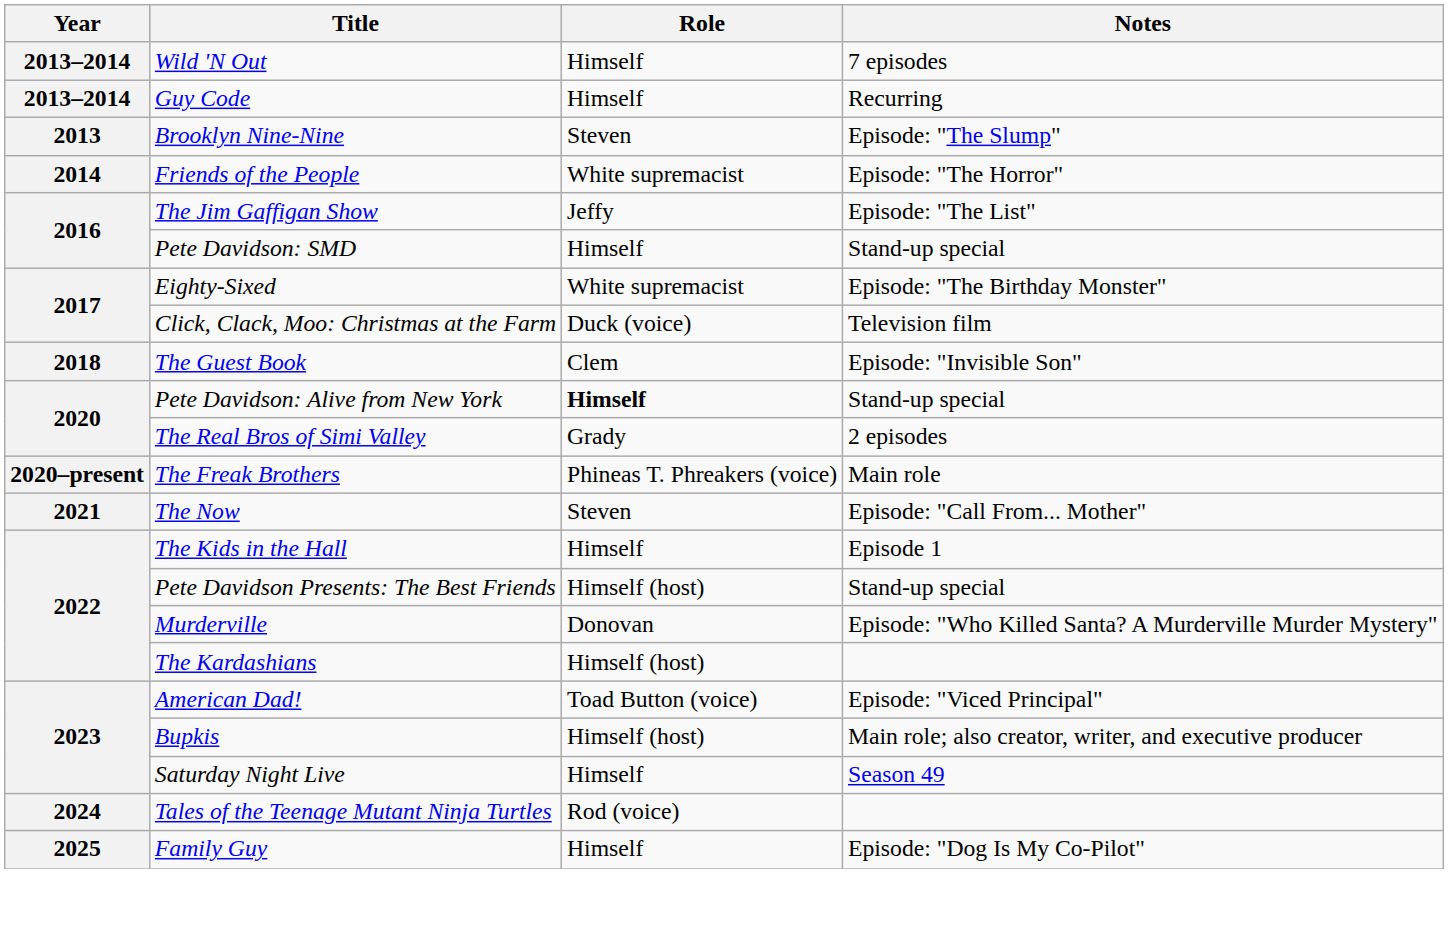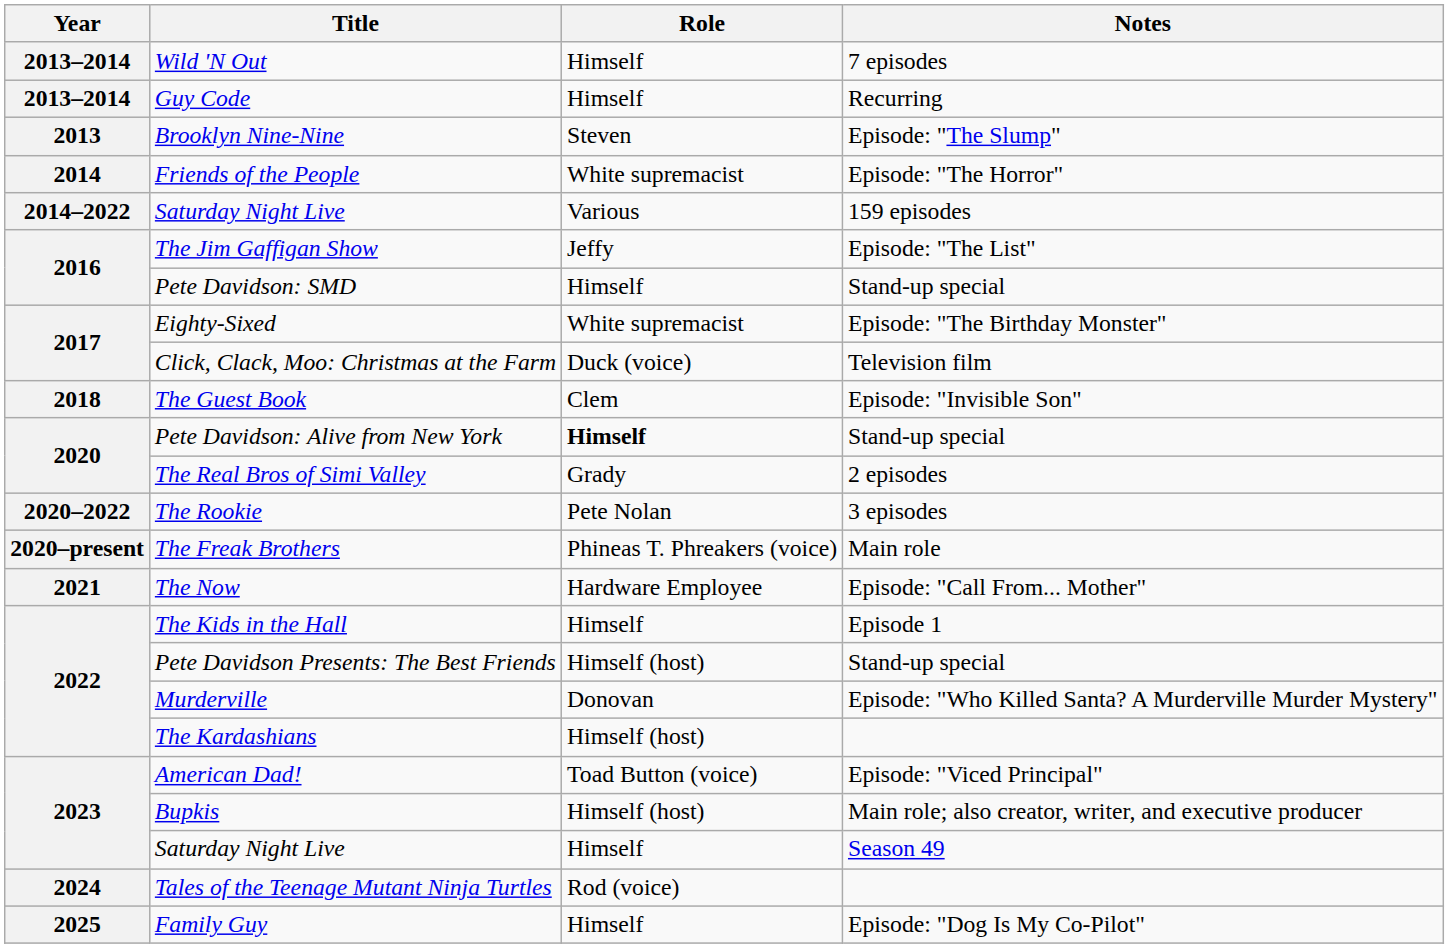+ row: (250, 211)
+ row: (208, 511)
(599, 511) Steven -> (665, 586) Hardware Employee
